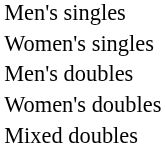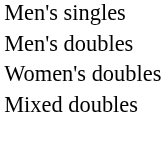- row: (79, 43)
